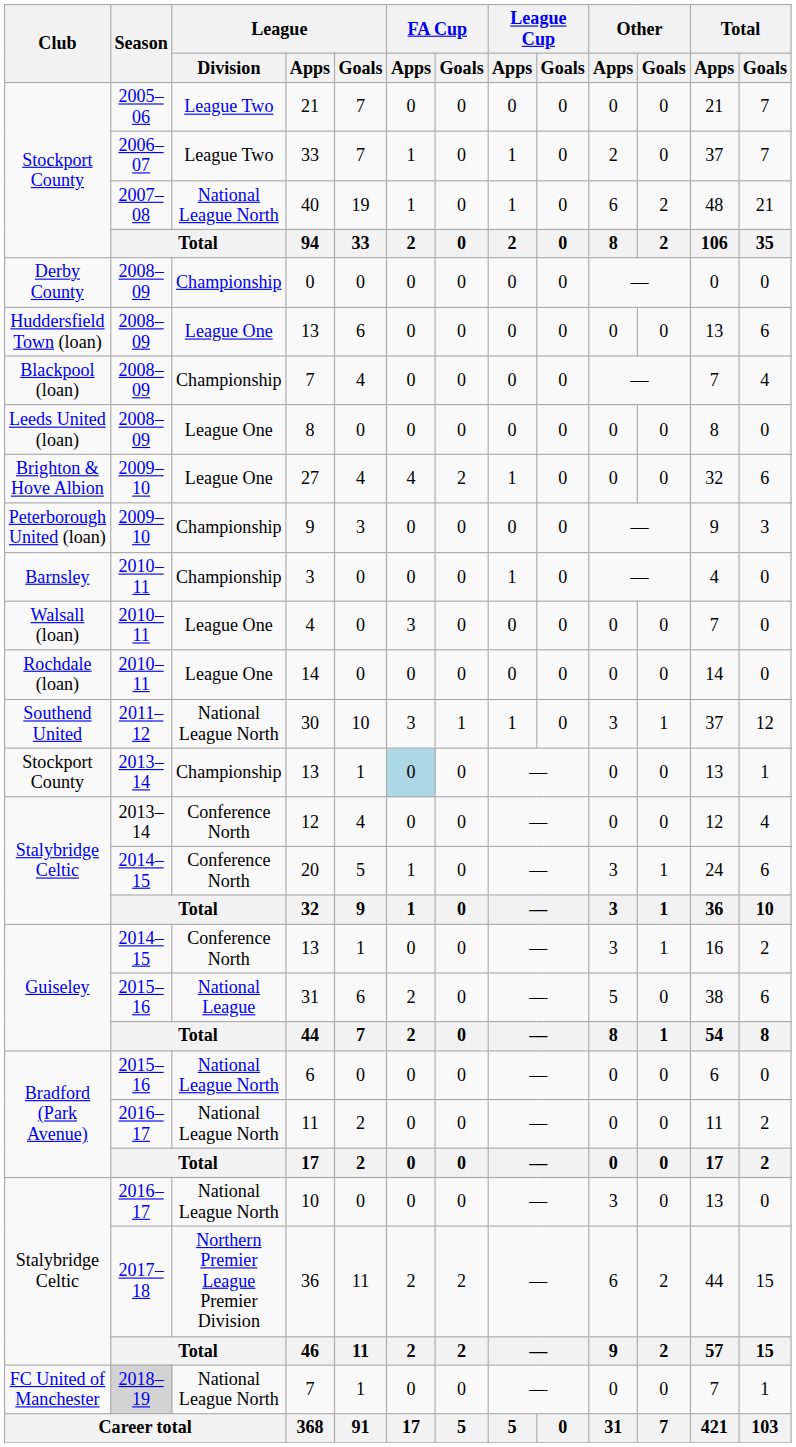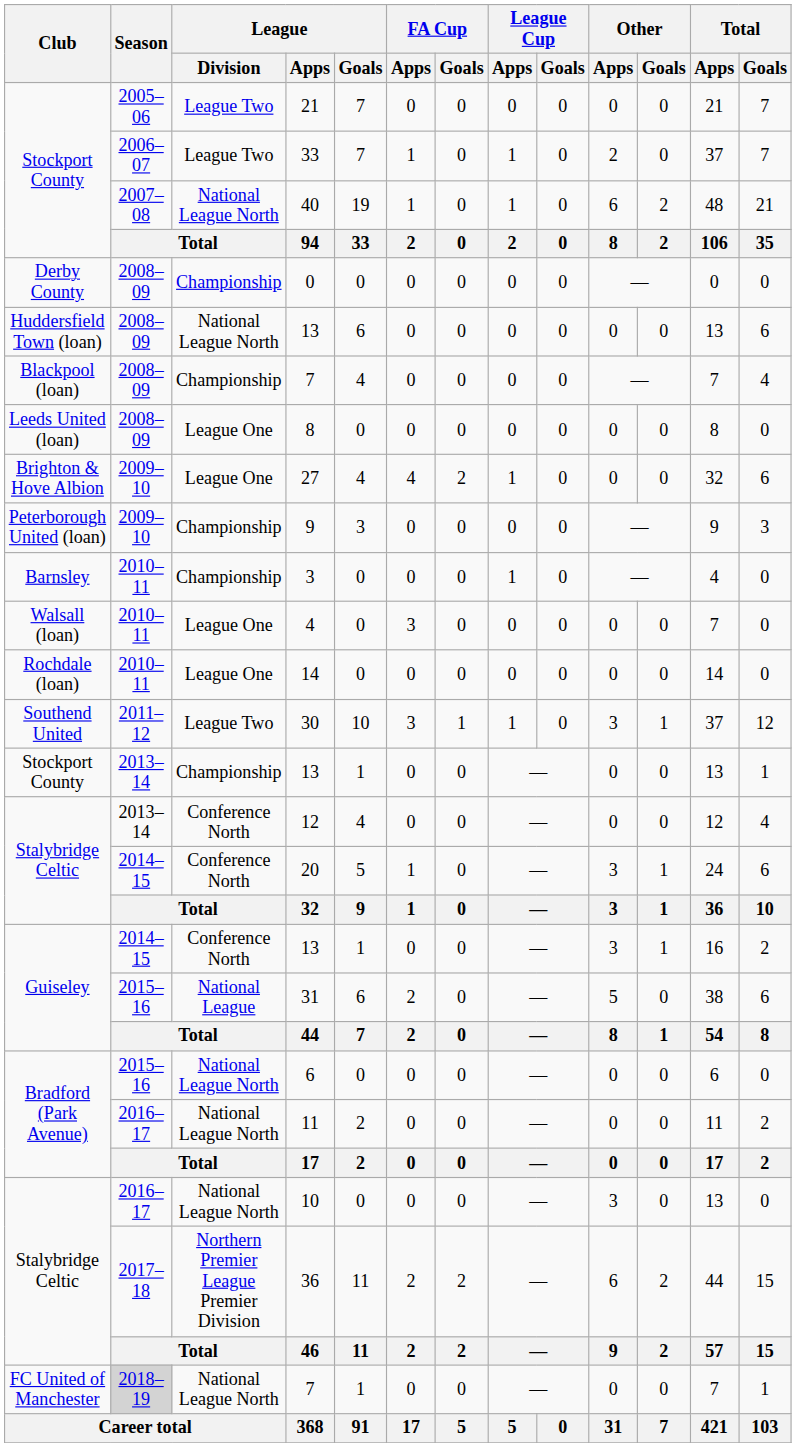(229, 331) League One -> (229, 331) National League North
(229, 723) National League North -> (229, 723) League Two
(411, 772) lightblue background -> (411, 772) no background
